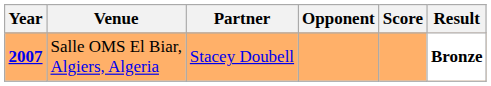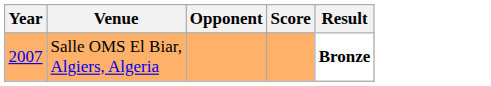- column: (242, 18)
(26, 56) bold -> (26, 56) normal
